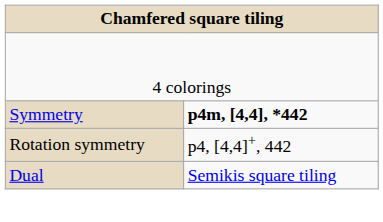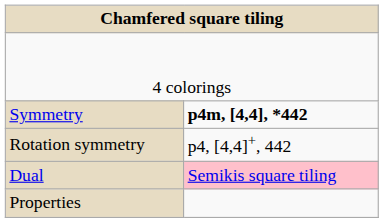(262, 175) no background -> (262, 175) pink background
+ row: (45, 202)
